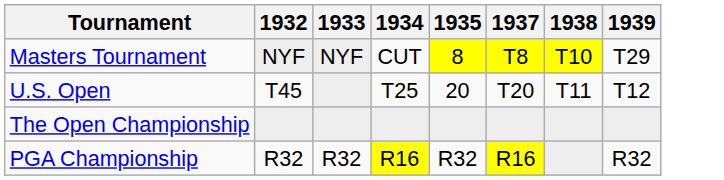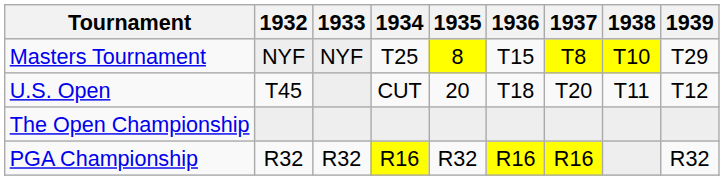+ column: (516, 22)
(400, 56) CUT -> (400, 56) T25
(400, 90) T25 -> (400, 90) CUT
